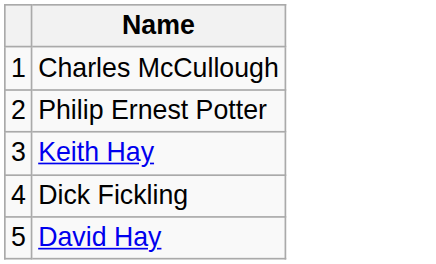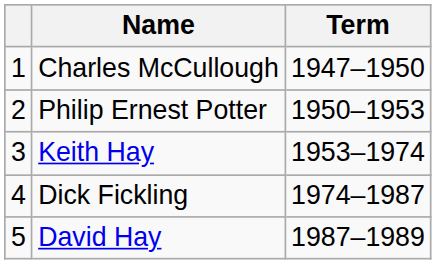+ column: (358, 25)
